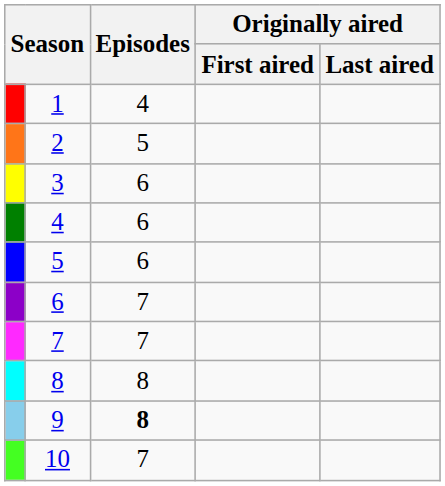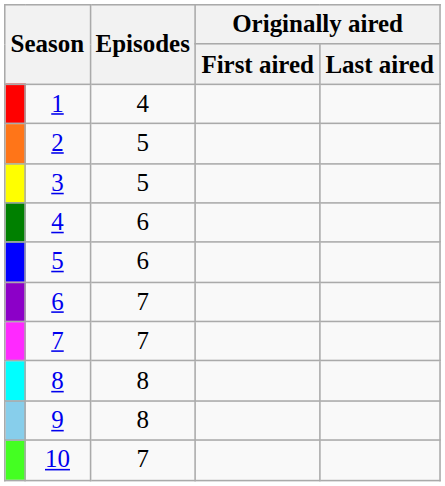(143, 182) 6 -> (143, 182) 5
(143, 420) bold -> (143, 420) normal
